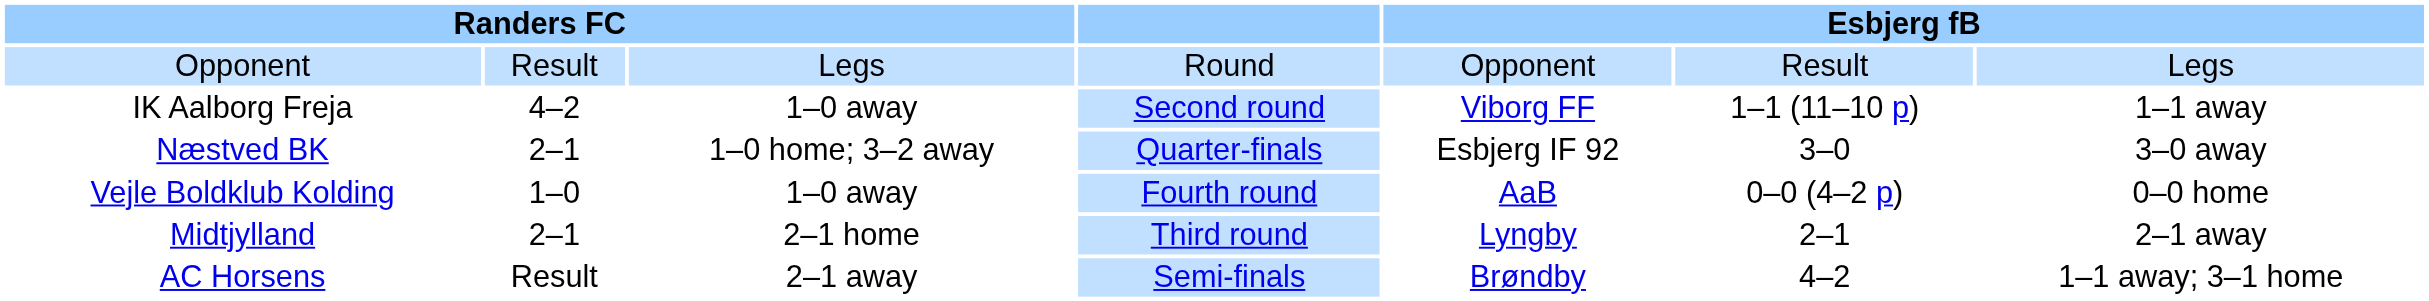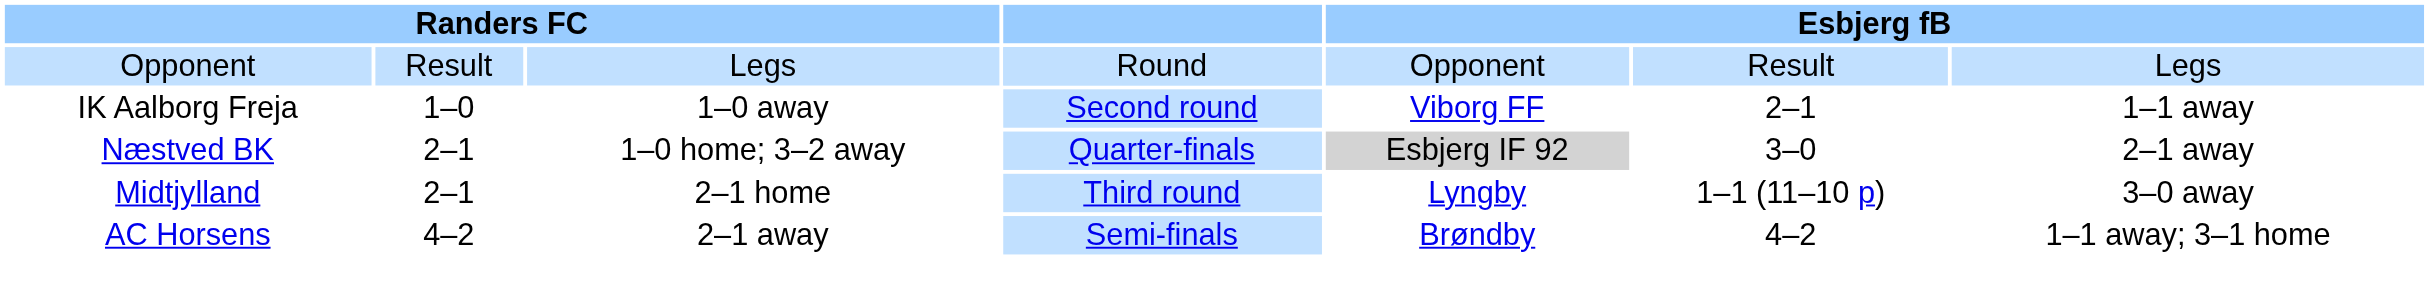(554, 108) 4–2 -> (449, 108) 1–0
(1825, 108) 1–1 (11–10 p) -> (1791, 108) 2–1
(1528, 150) no background -> (1477, 150) lightgrey background
(2201, 150) 3–0 away -> (2188, 150) 2–1 away
- row: (243, 192)
(1825, 234) 2–1 -> (1791, 192) 1–1 (11–10 p)
(2201, 234) 2–1 away -> (2188, 192) 3–0 away
(554, 277) Result -> (449, 234) 4–2
